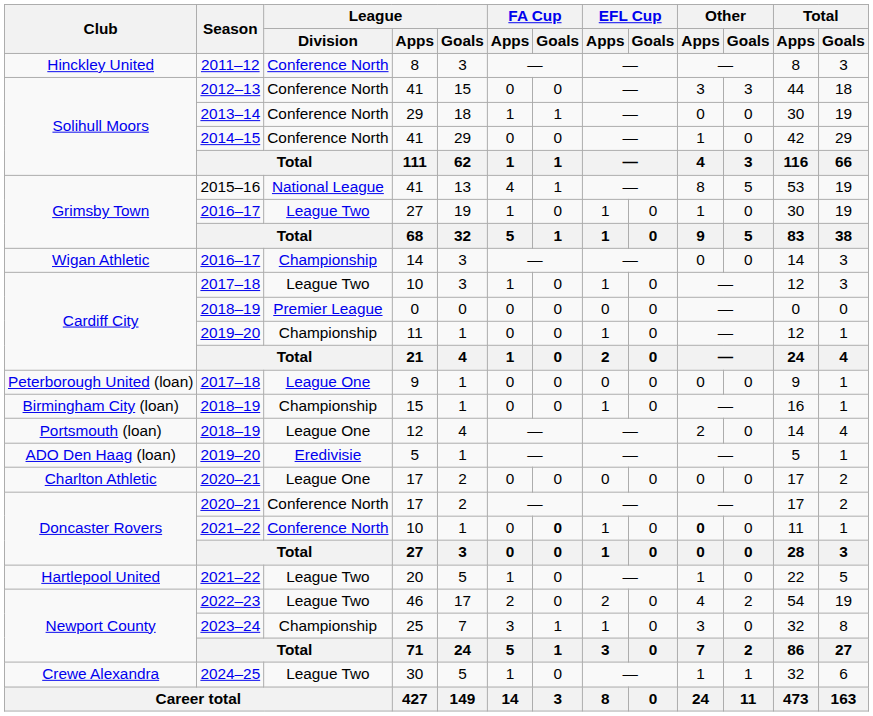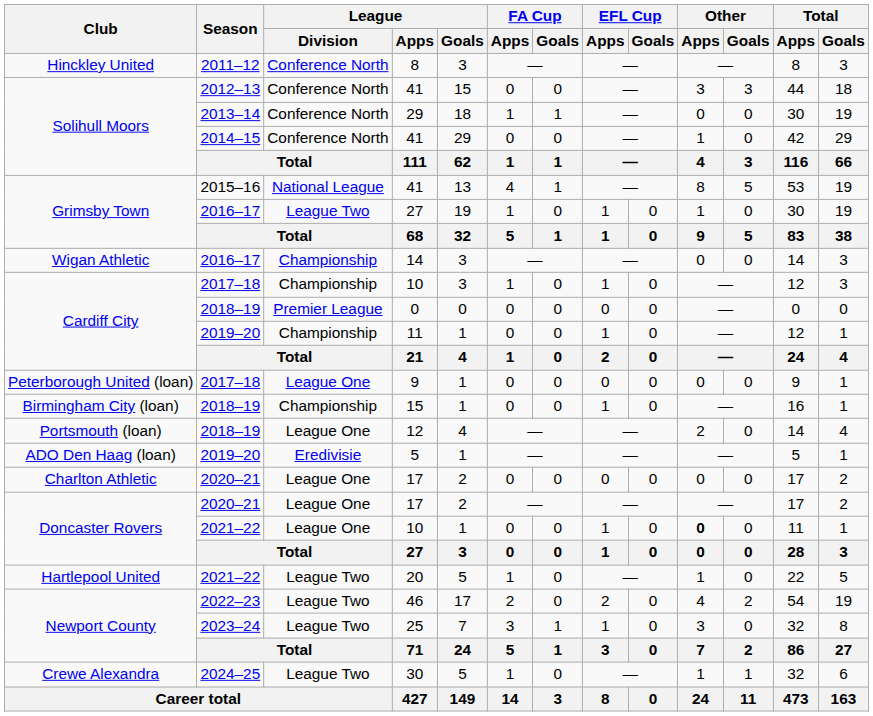(328, 284) League Two -> (328, 284) Championship
(328, 503) Conference North -> (328, 503) League One
(328, 528) Conference North -> (328, 528) League One
(558, 528) bold -> (558, 528) normal
(328, 625) Championship -> (328, 625) League Two
